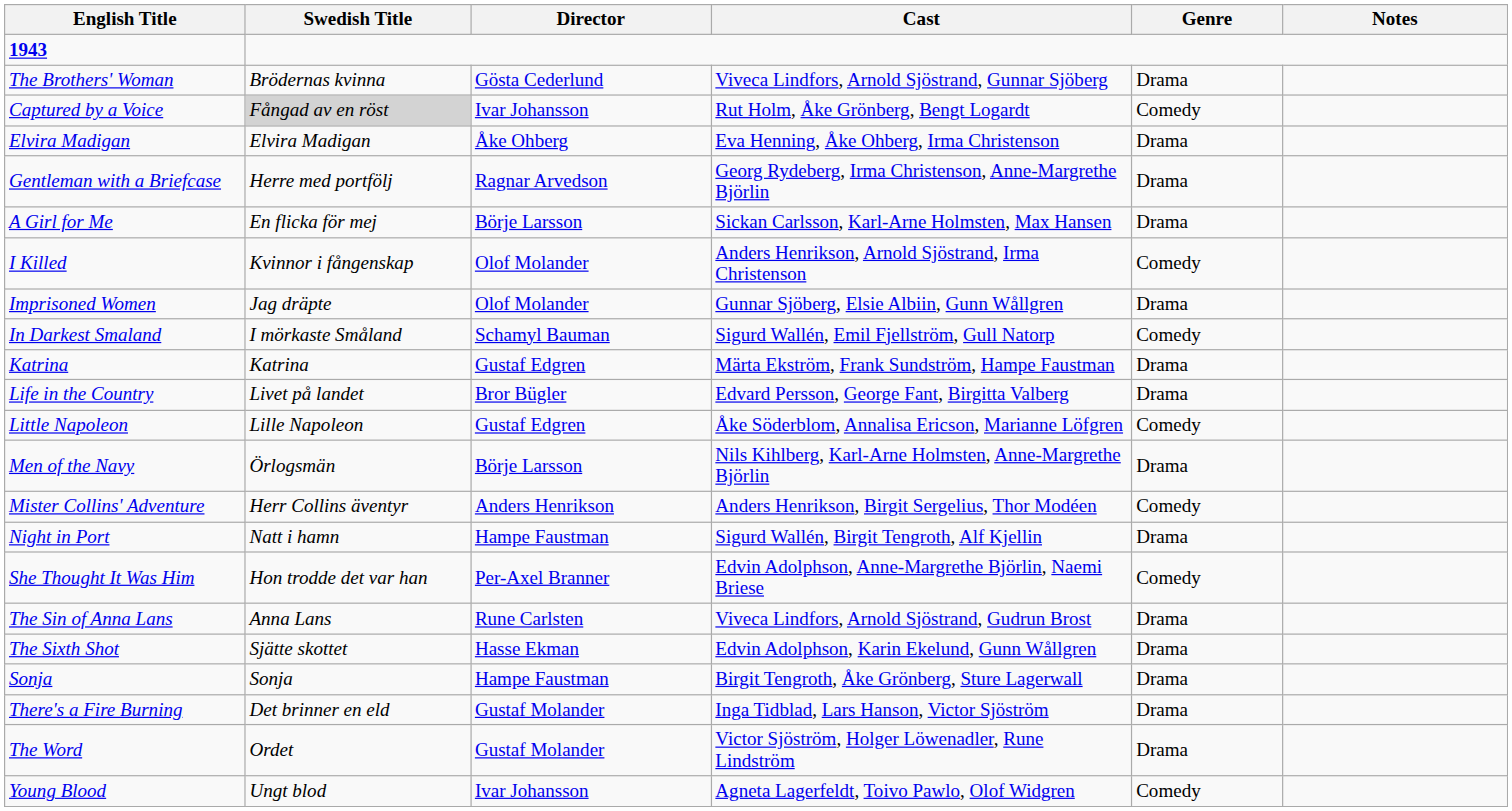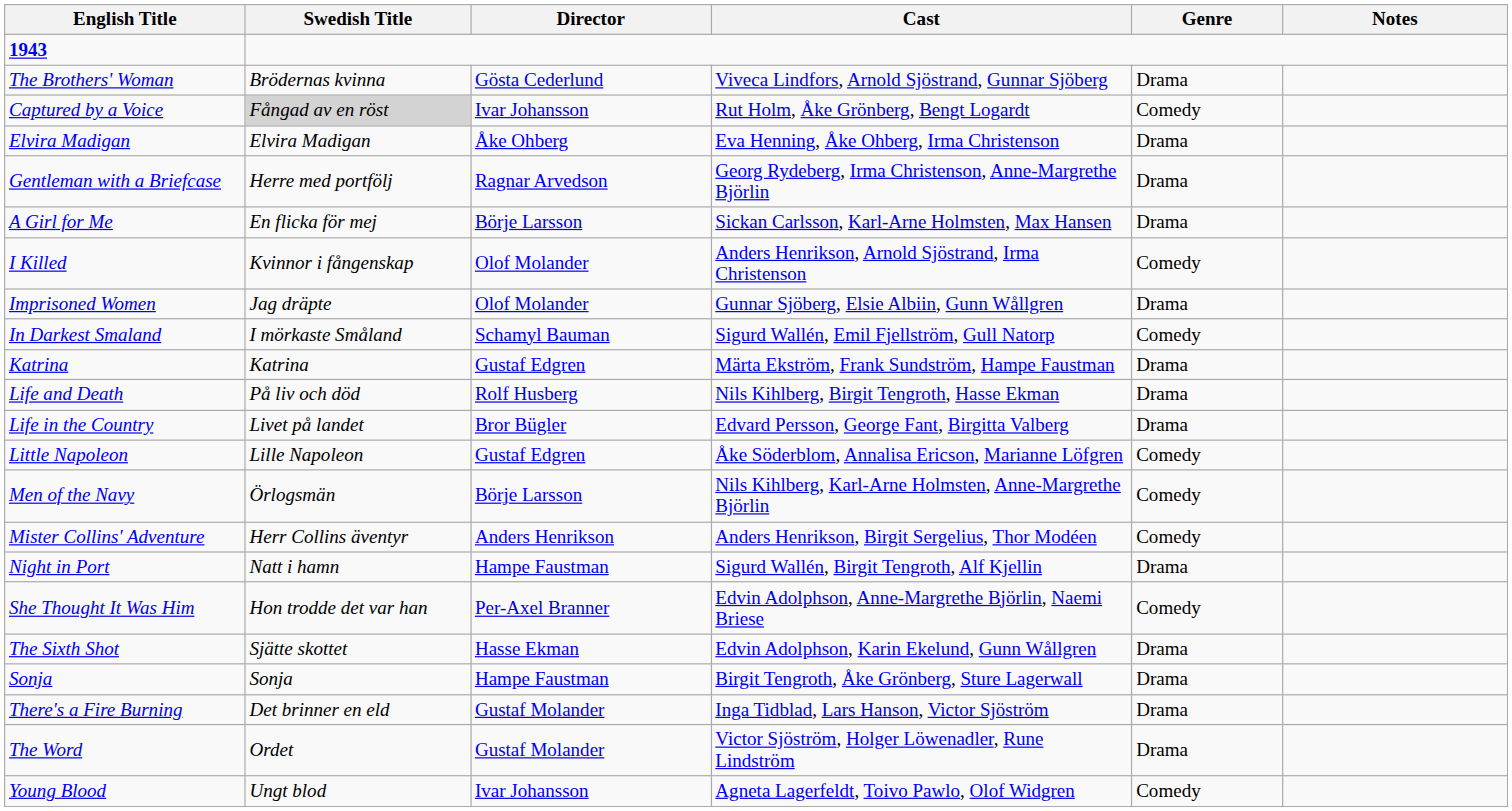+ row: (66, 394)
(1162, 465) Drama -> (1168, 495) Comedy
- row: (91, 618)
